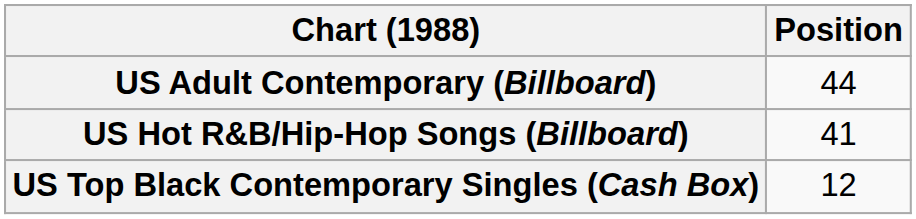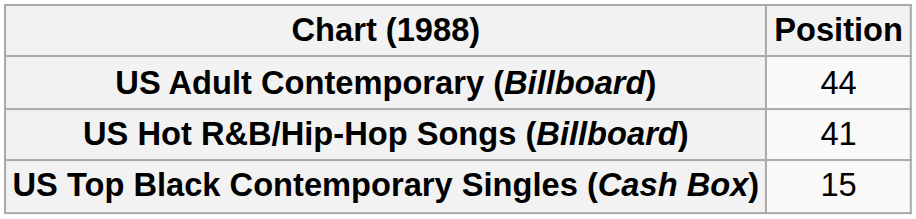(839, 185) 12 -> (839, 185) 15
